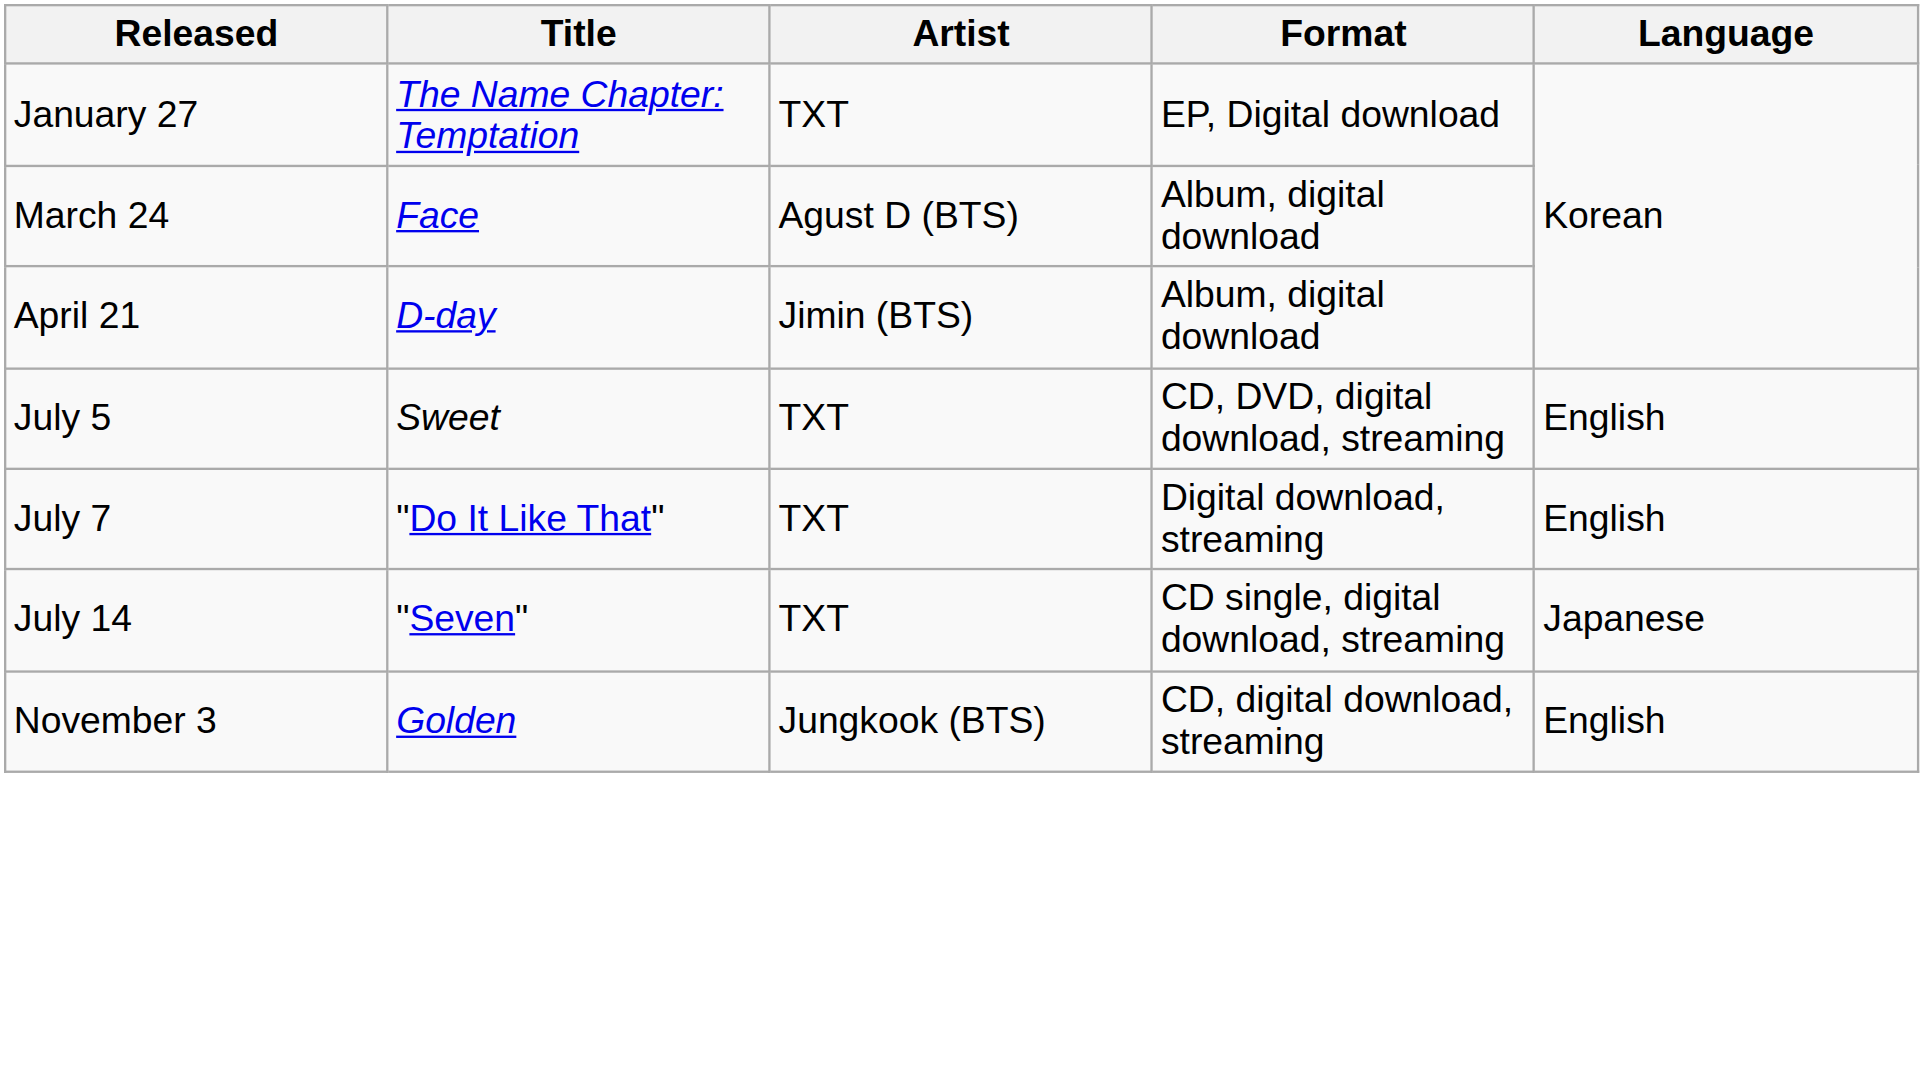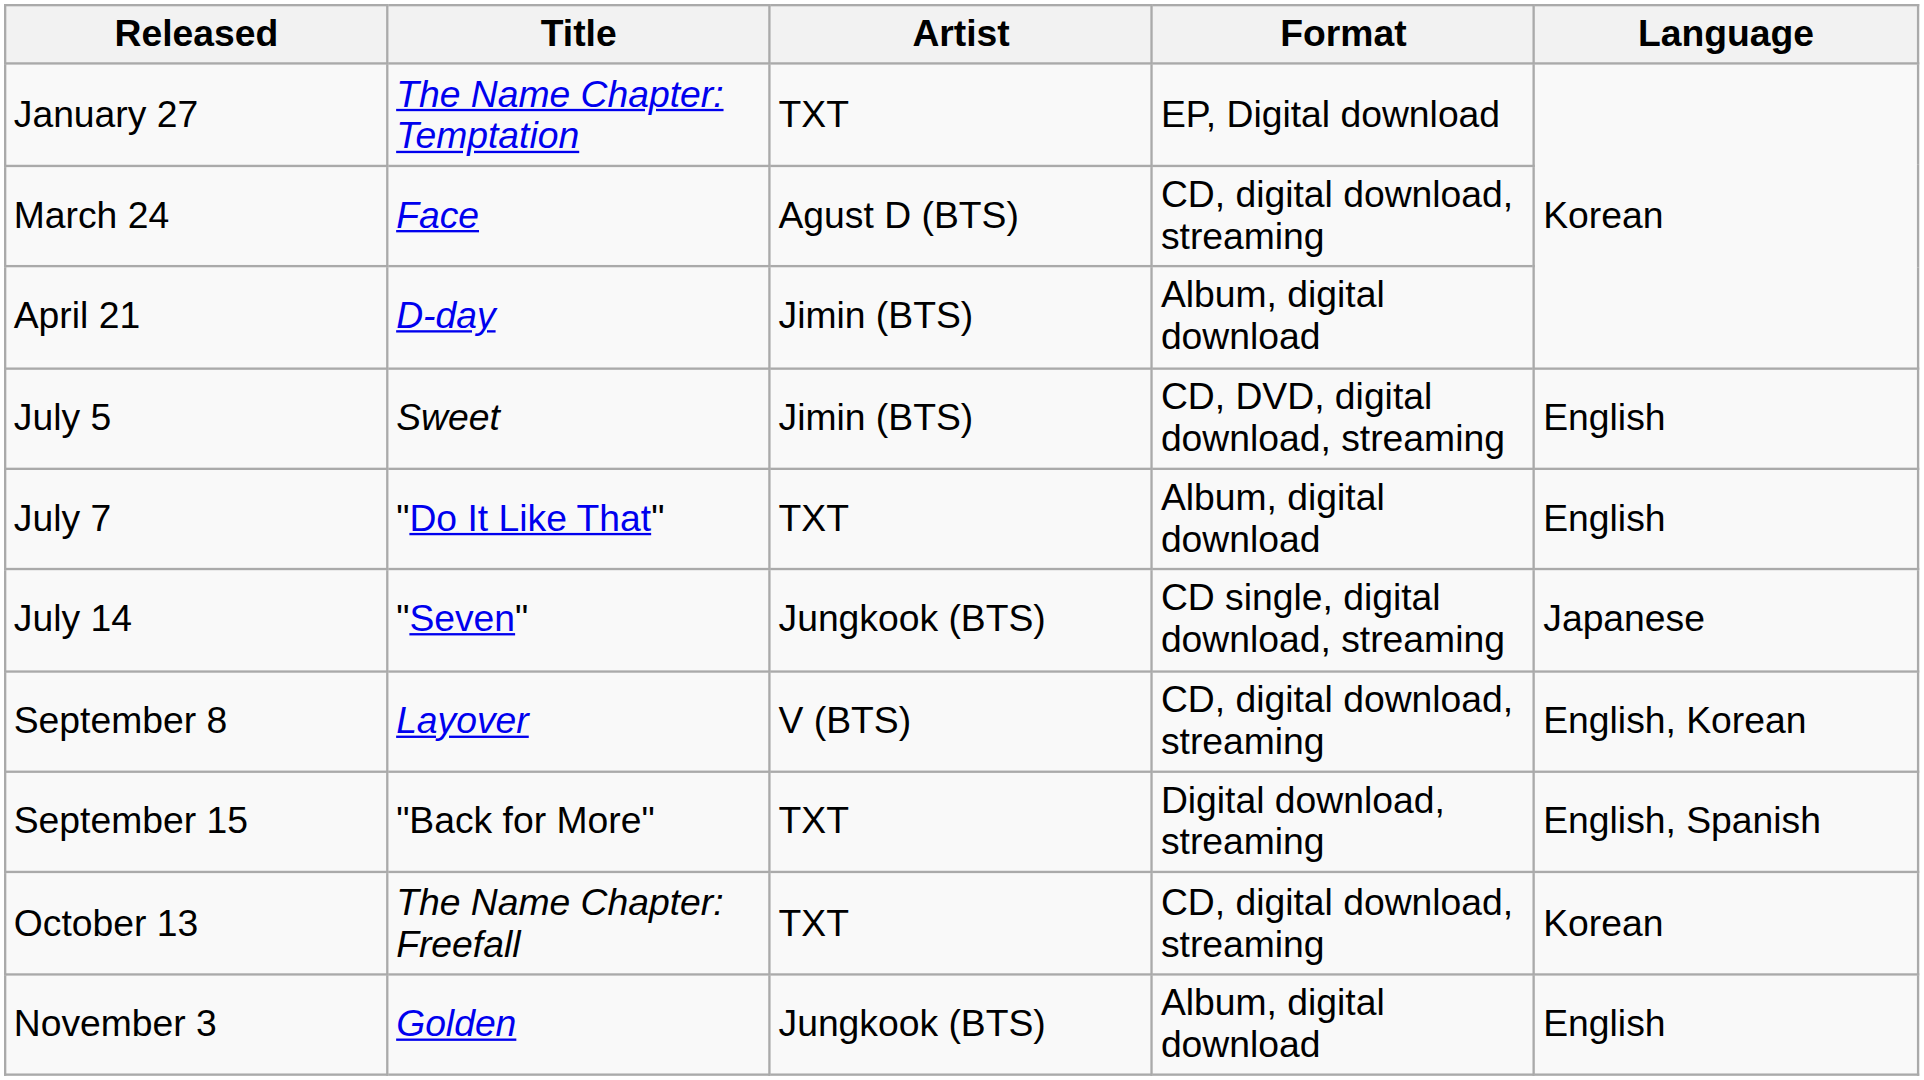(1273, 215) Album, digital download -> (1337, 215) CD, digital download, streaming
(814, 417) TXT -> (876, 417) Jimin (BTS)
(1303, 518) Digital download, streaming -> (1273, 518) Album, digital download
(814, 619) TXT -> (912, 619) Jungkook (BTS)
+ row: (120, 720)
+ row: (131, 821)
+ row: (106, 922)
(1337, 720) CD, digital download, streaming -> (1273, 1023) Album, digital download
